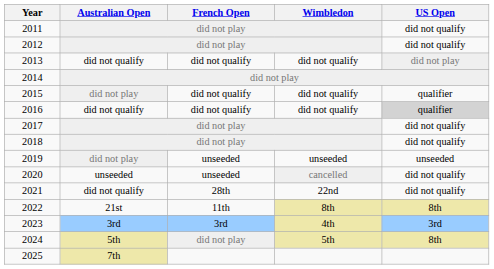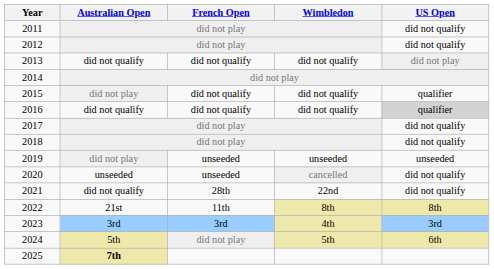(435, 239) 8th -> (435, 239) 6th
(114, 256) normal -> (114, 256) bold
